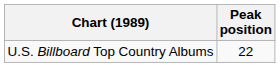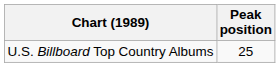(246, 51) 22 -> (246, 51) 25
